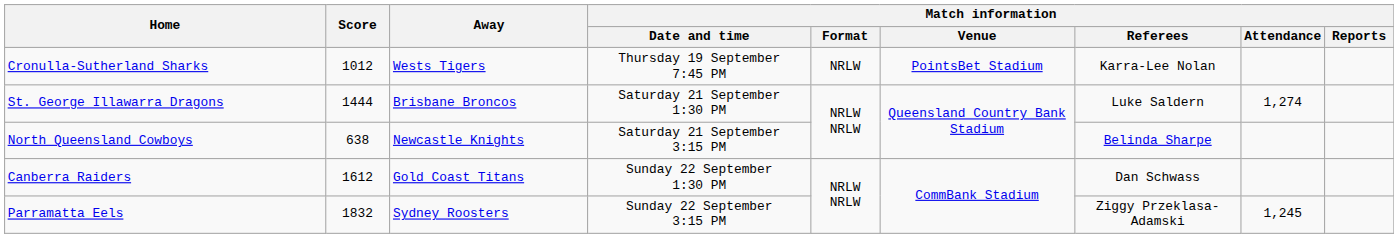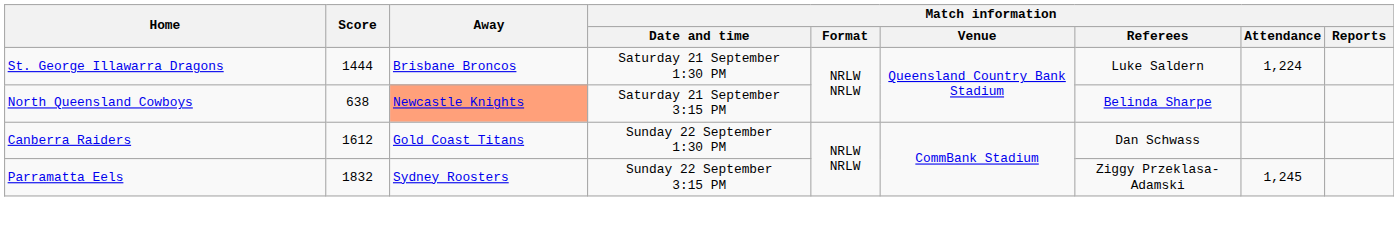- row: (108, 66)
(1283, 103) 1,274 -> (1283, 66) 1,224
(459, 140) no background -> (459, 103) lightsalmon background
